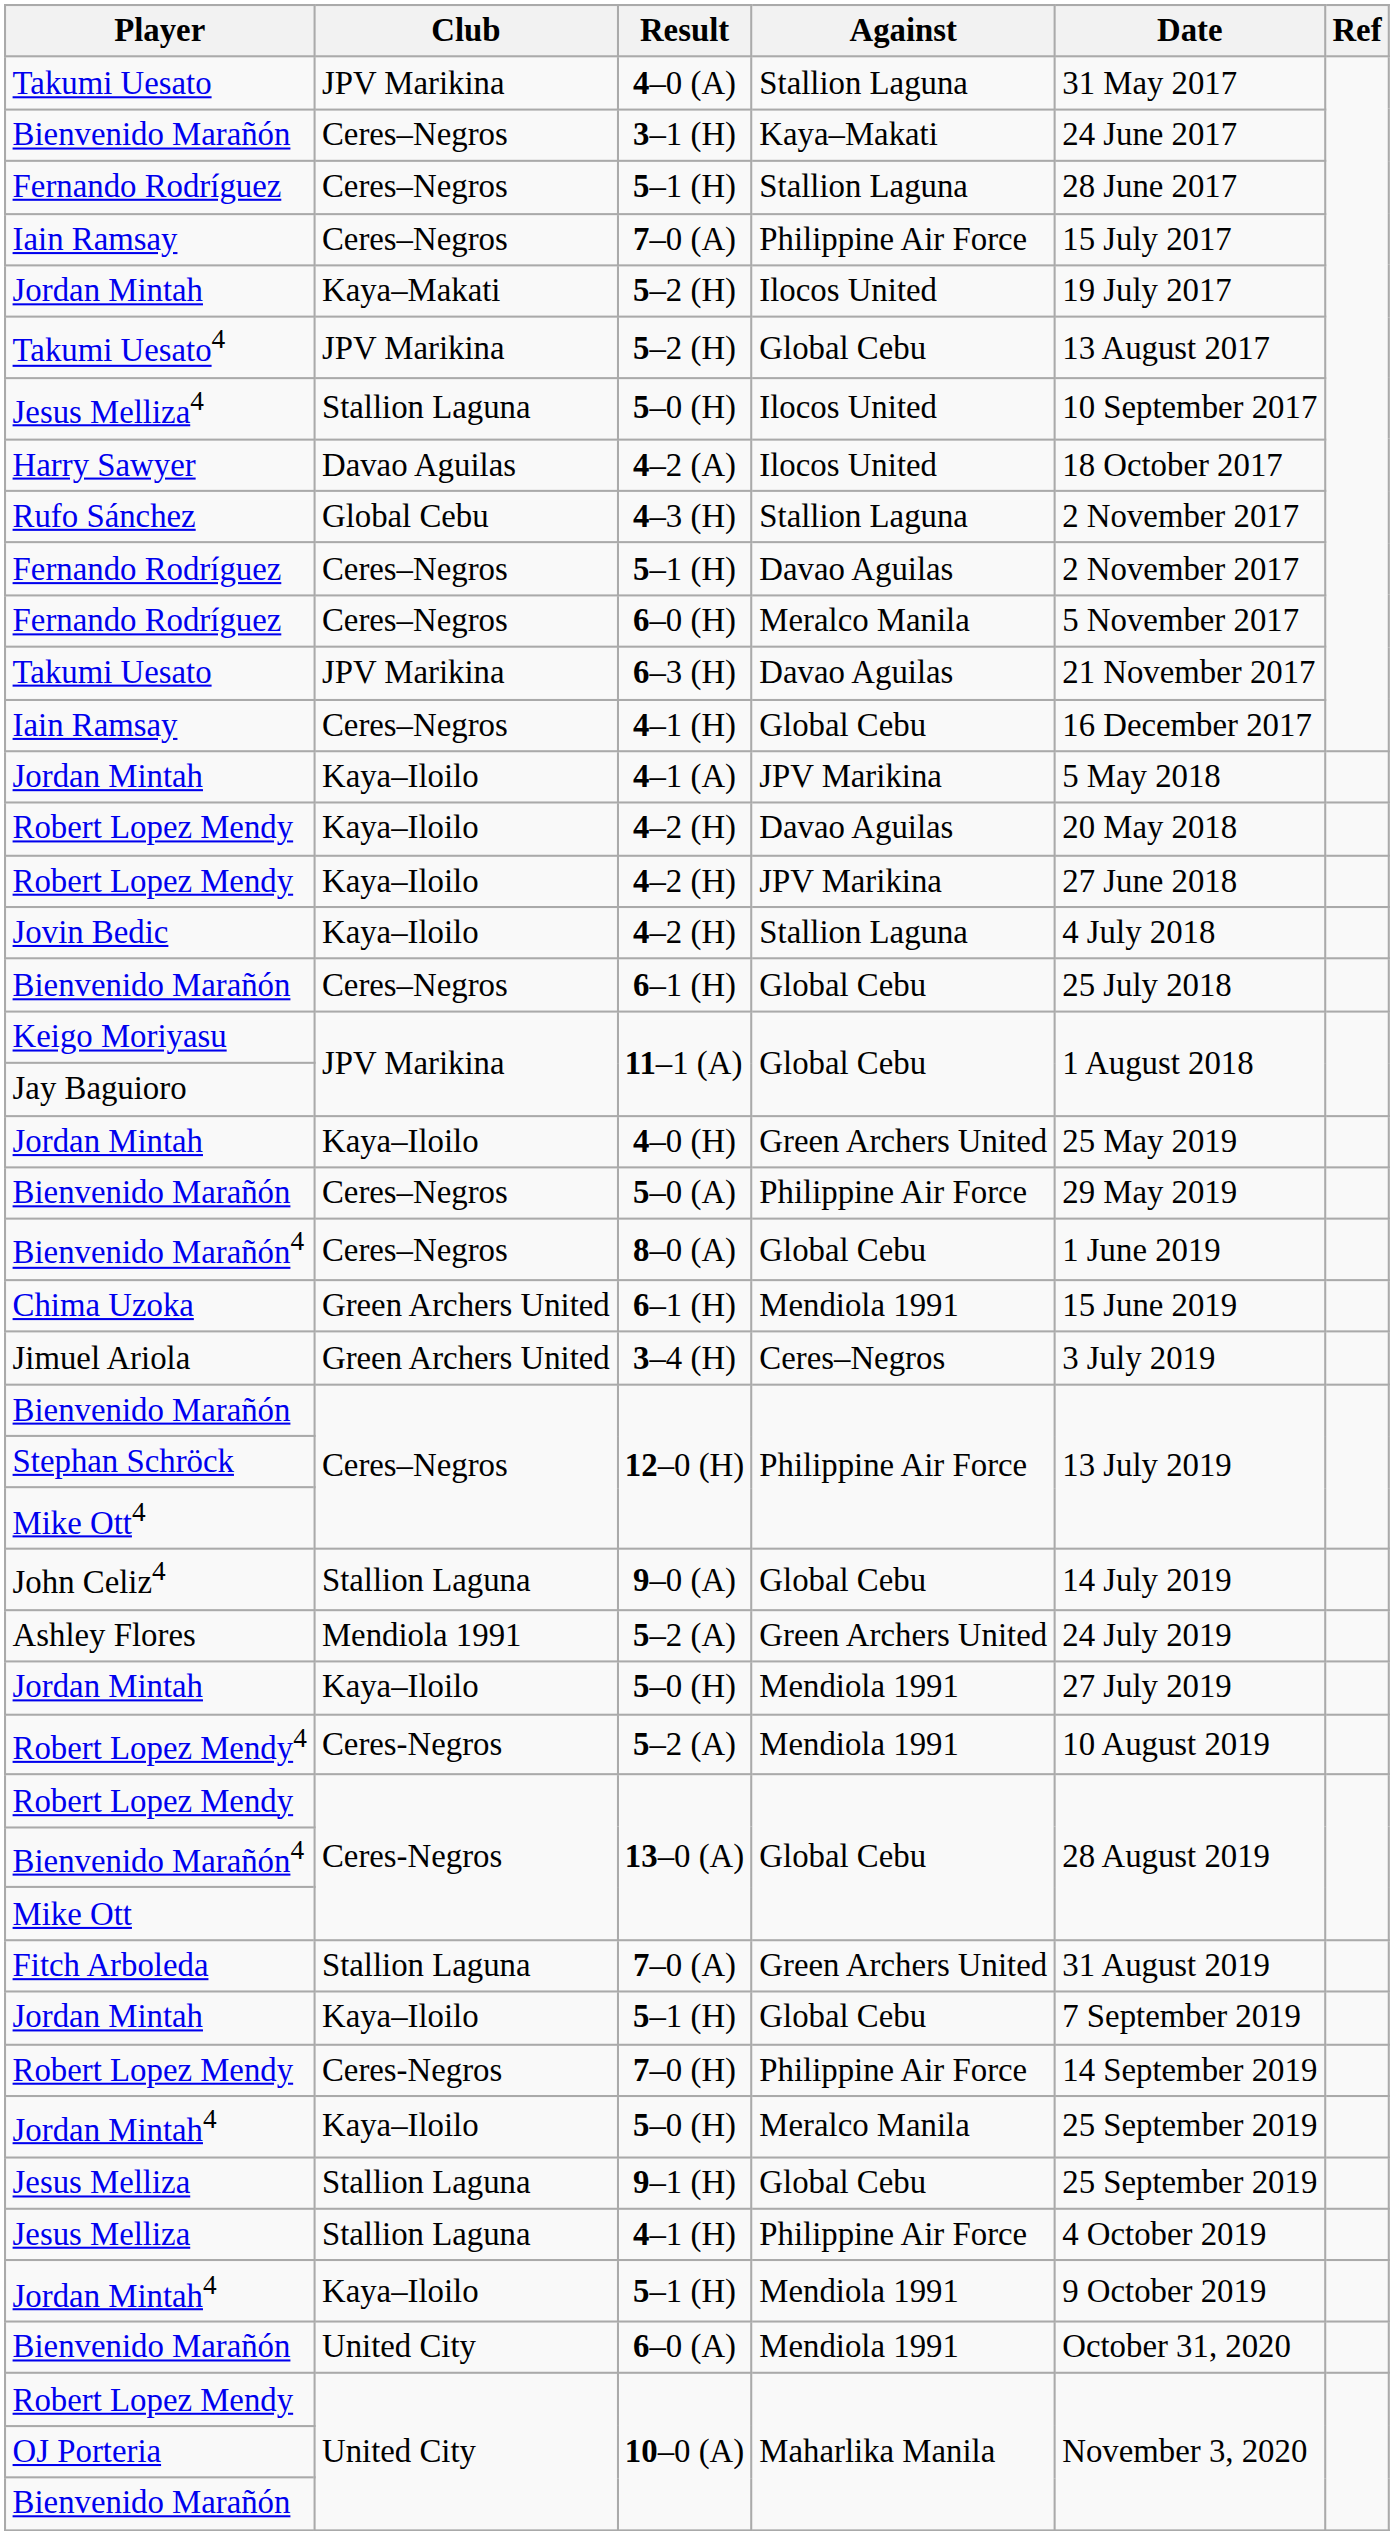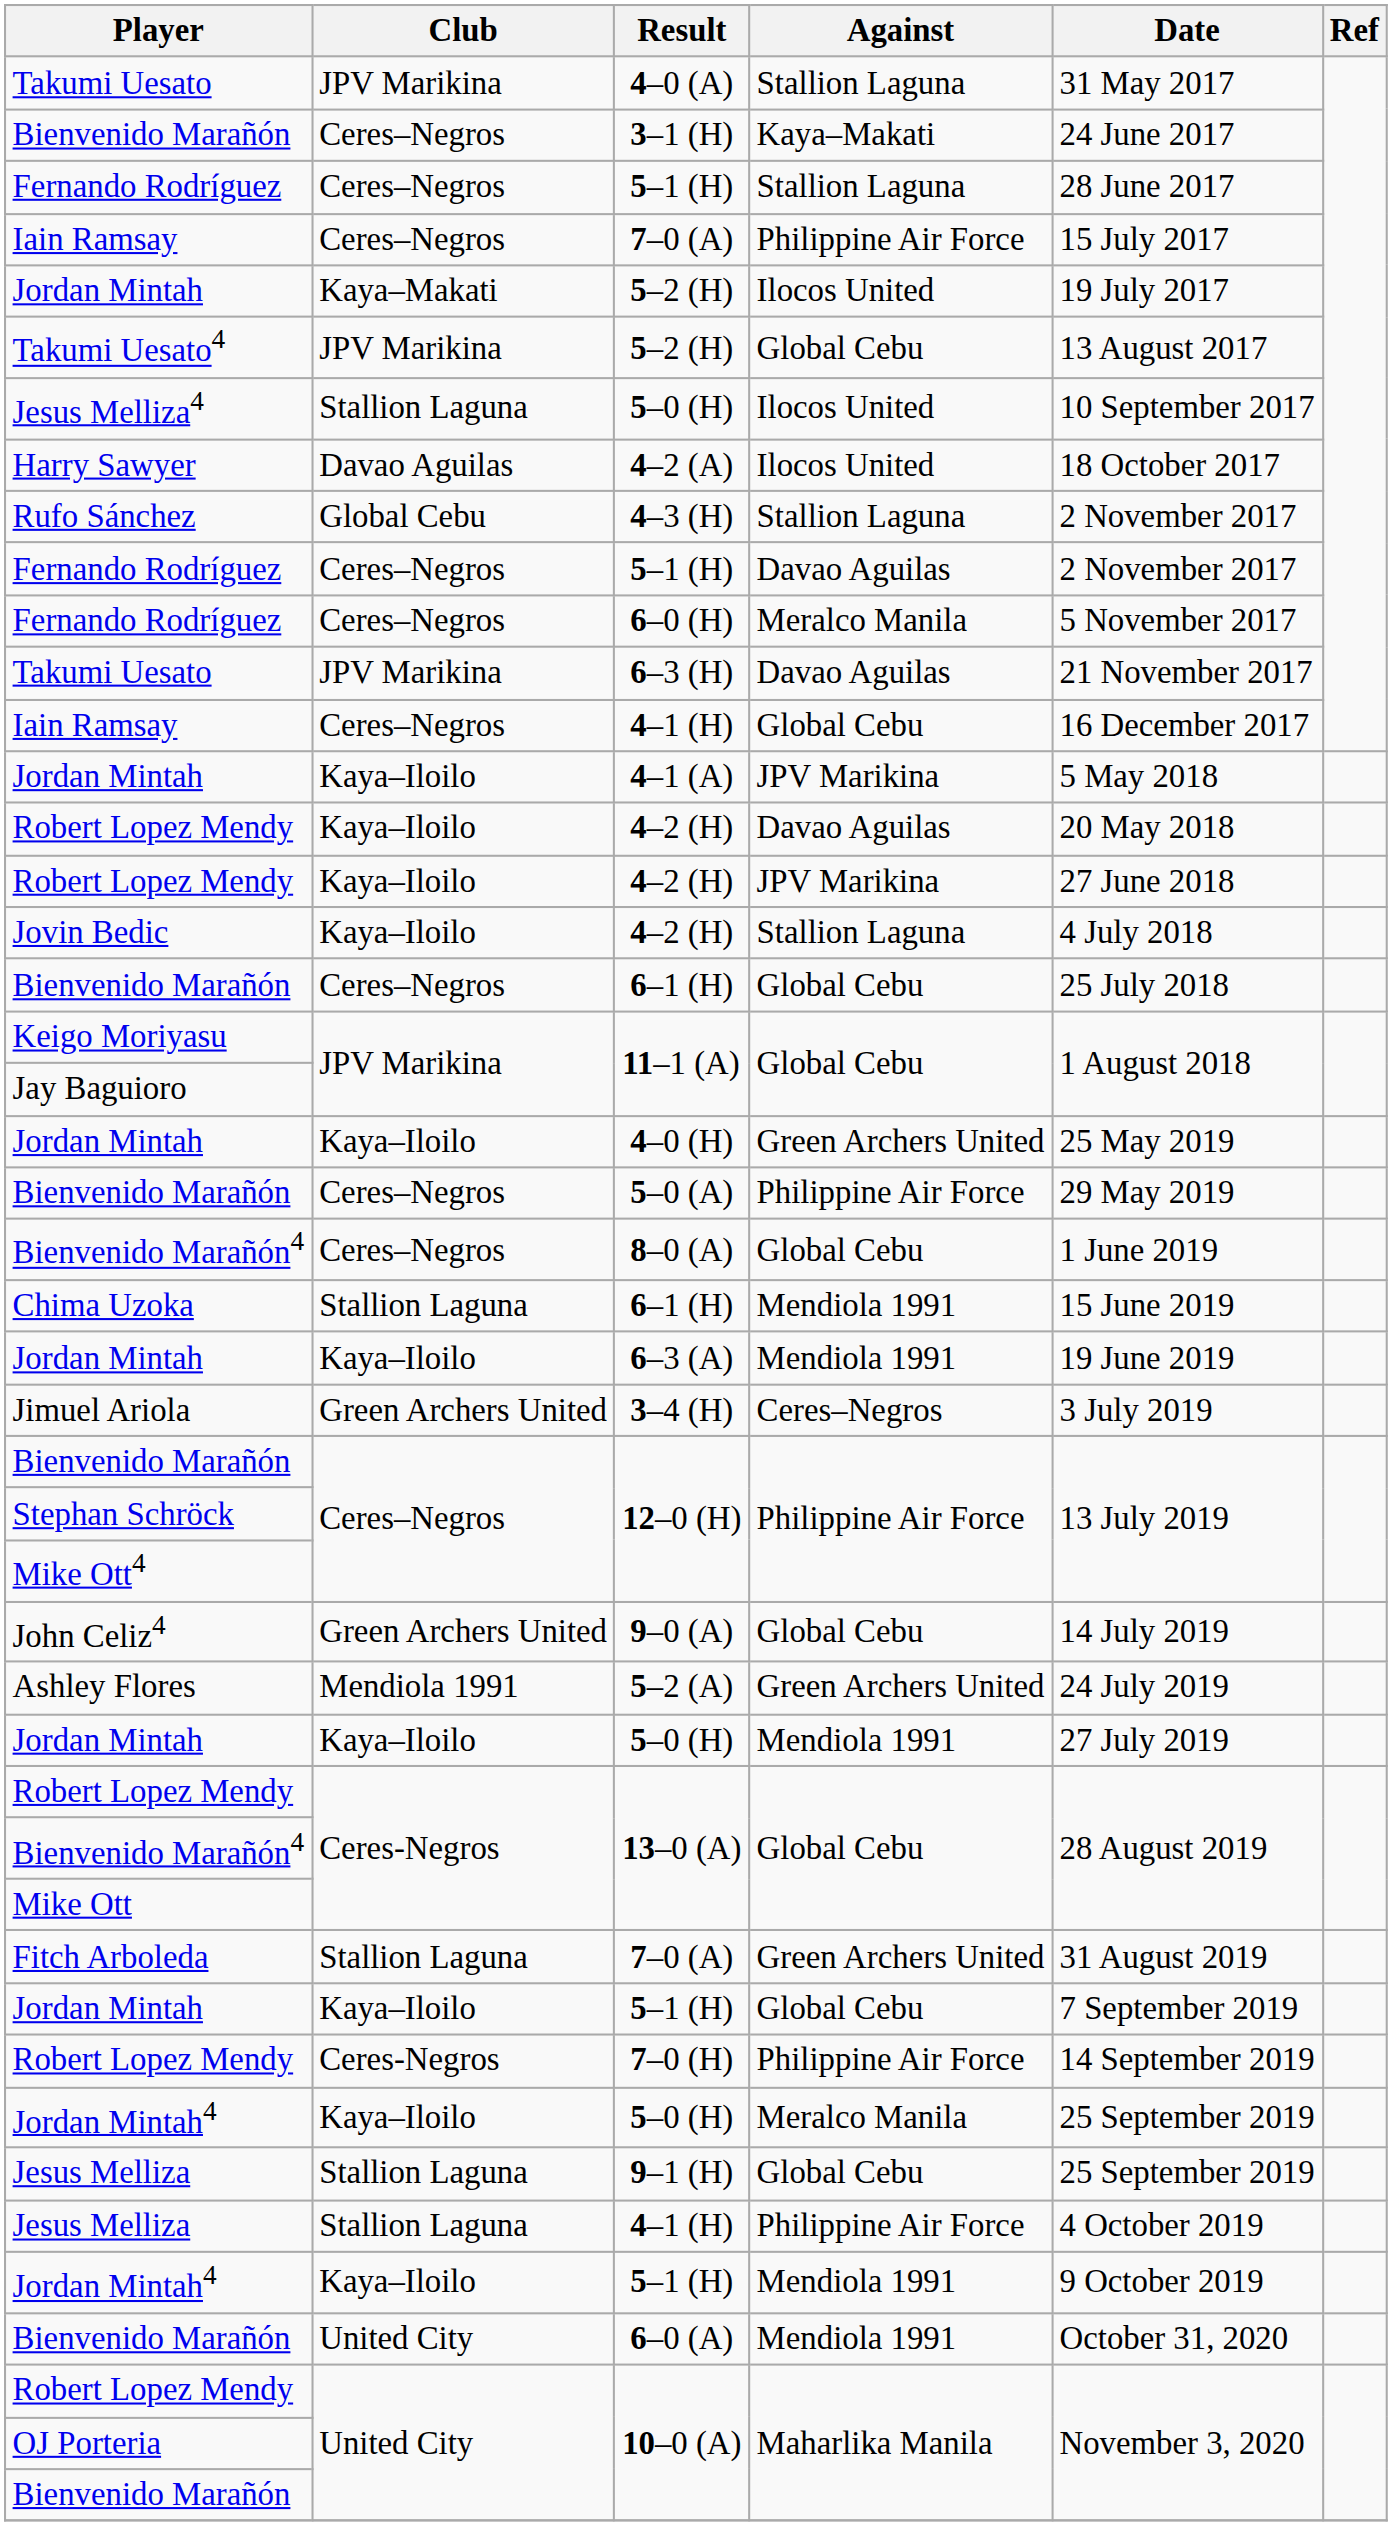(466, 1305) Green Archers United -> (424, 1305) Stallion Laguna
+ row: (108, 1357)
(426, 1578) Stallion Laguna -> (463, 1630) Green Archers United
- row: (160, 1743)
